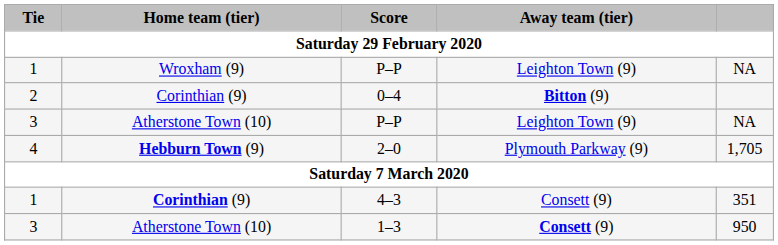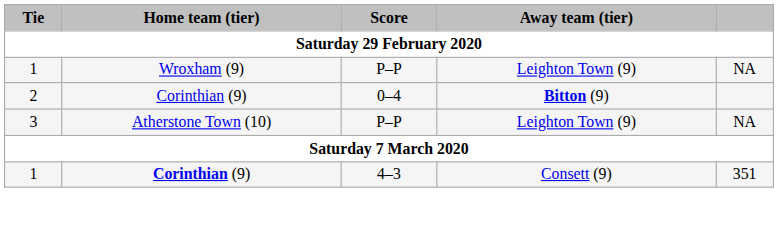- row: (33, 148)
- row: (33, 226)
